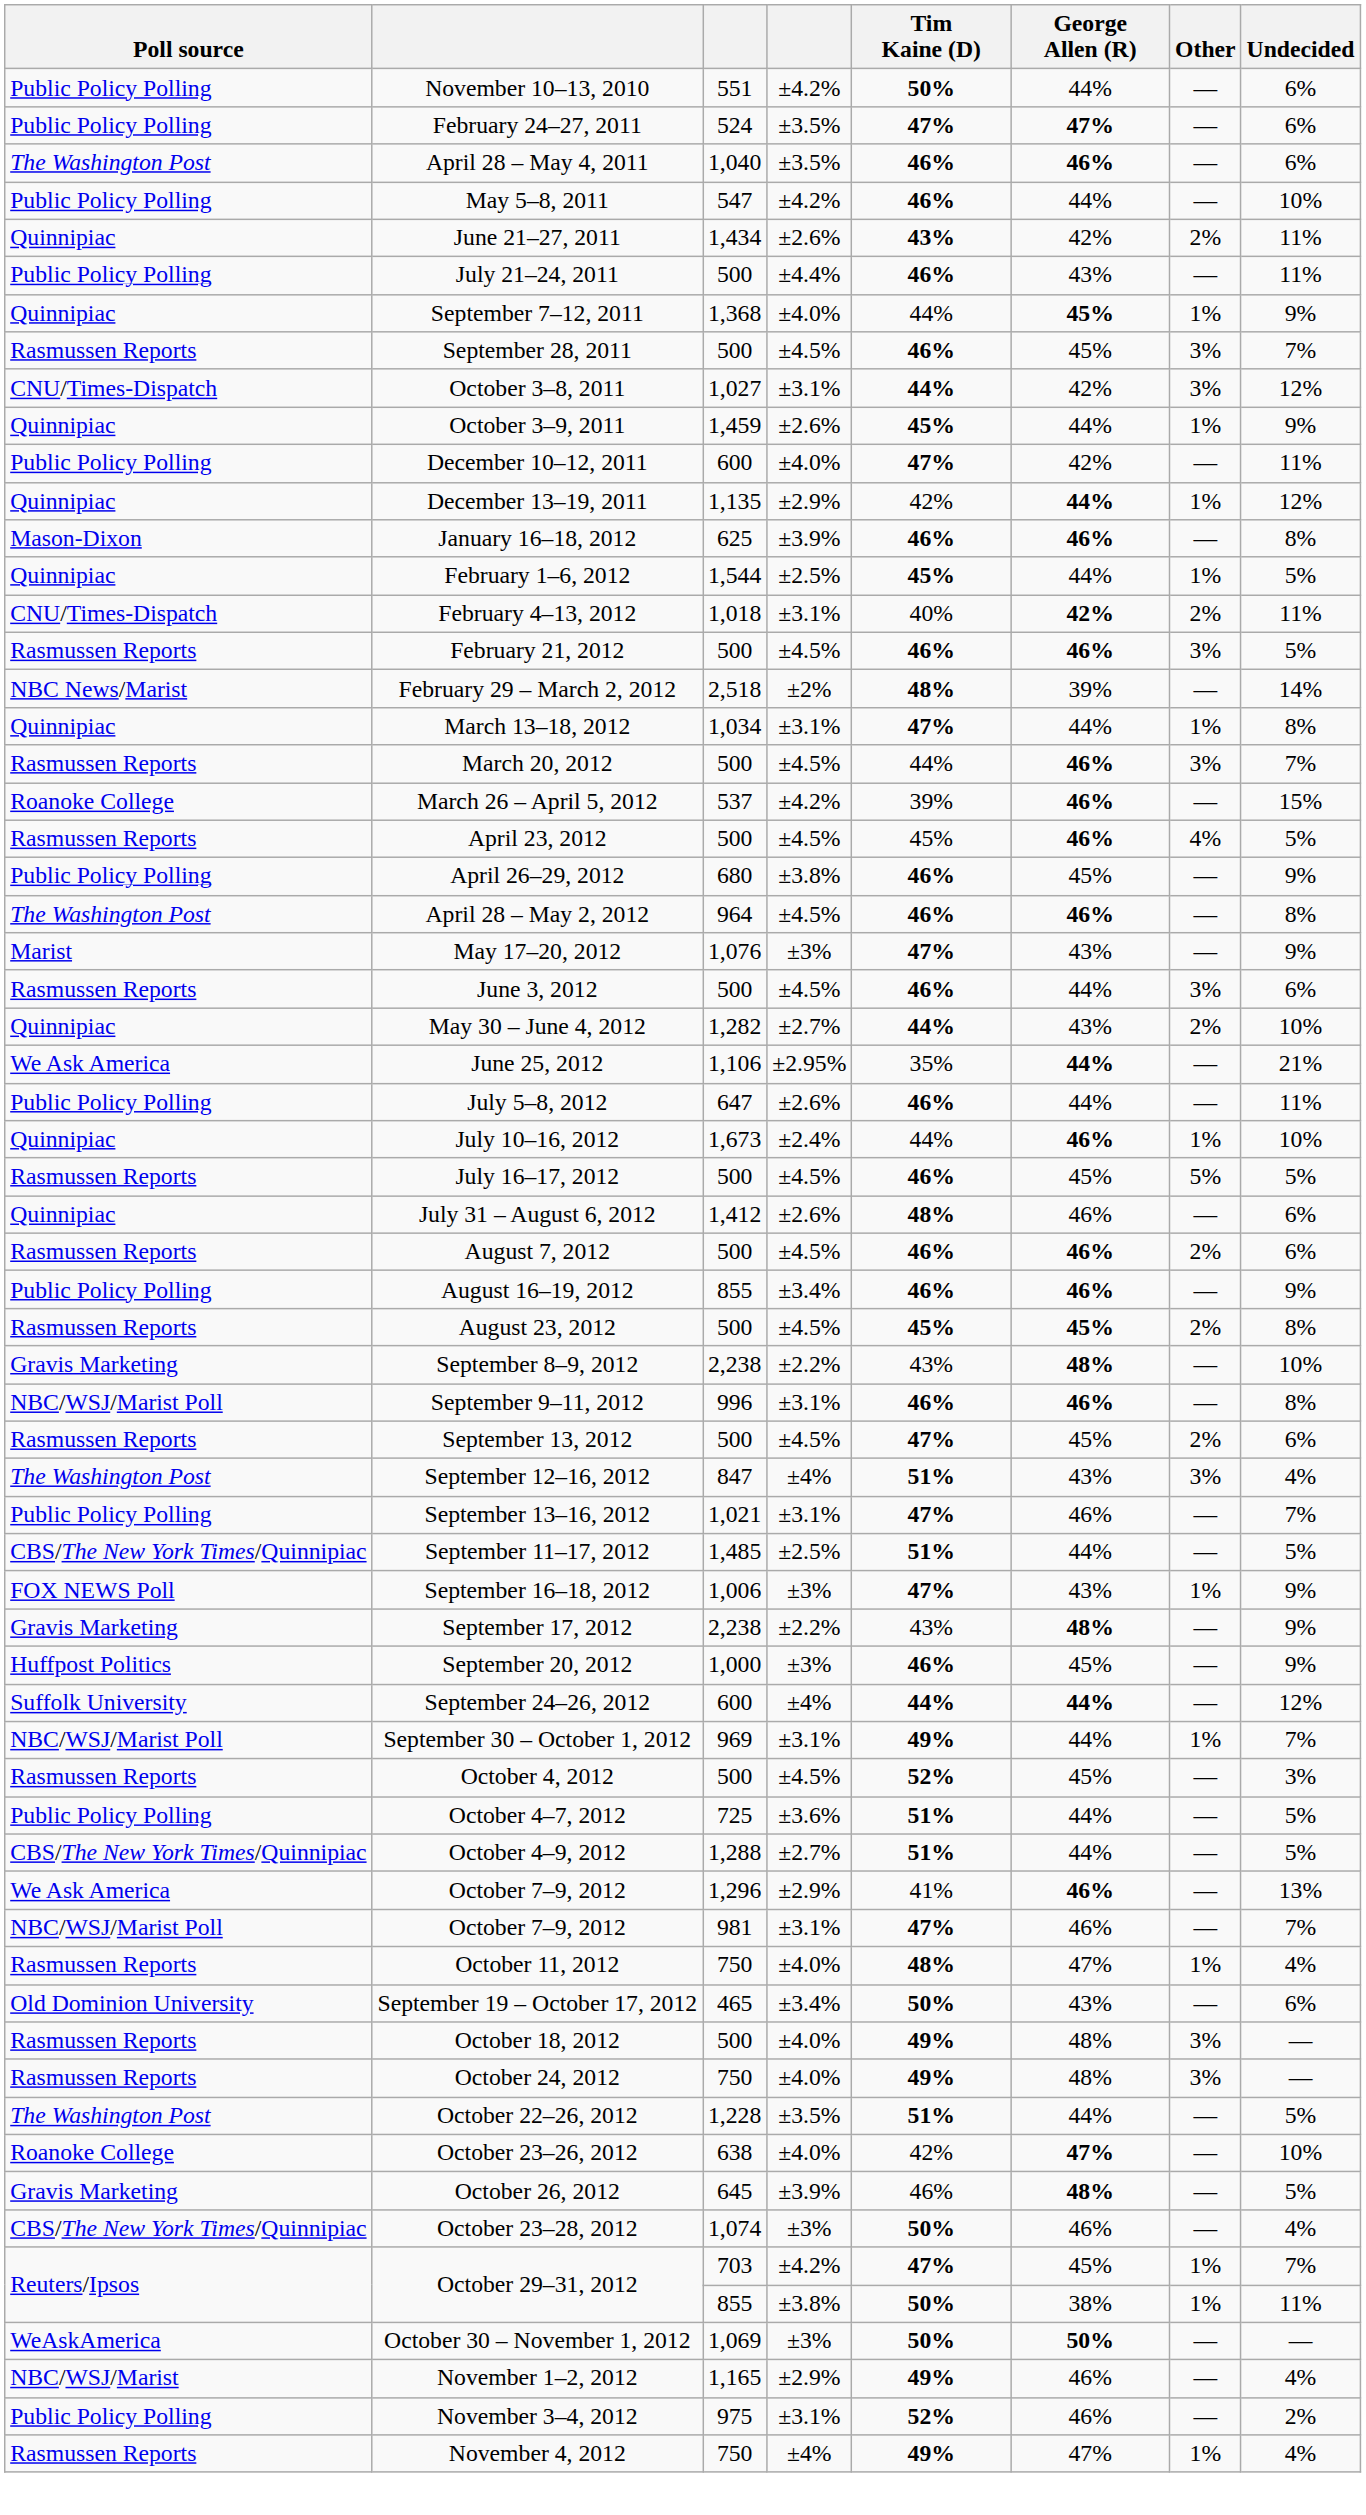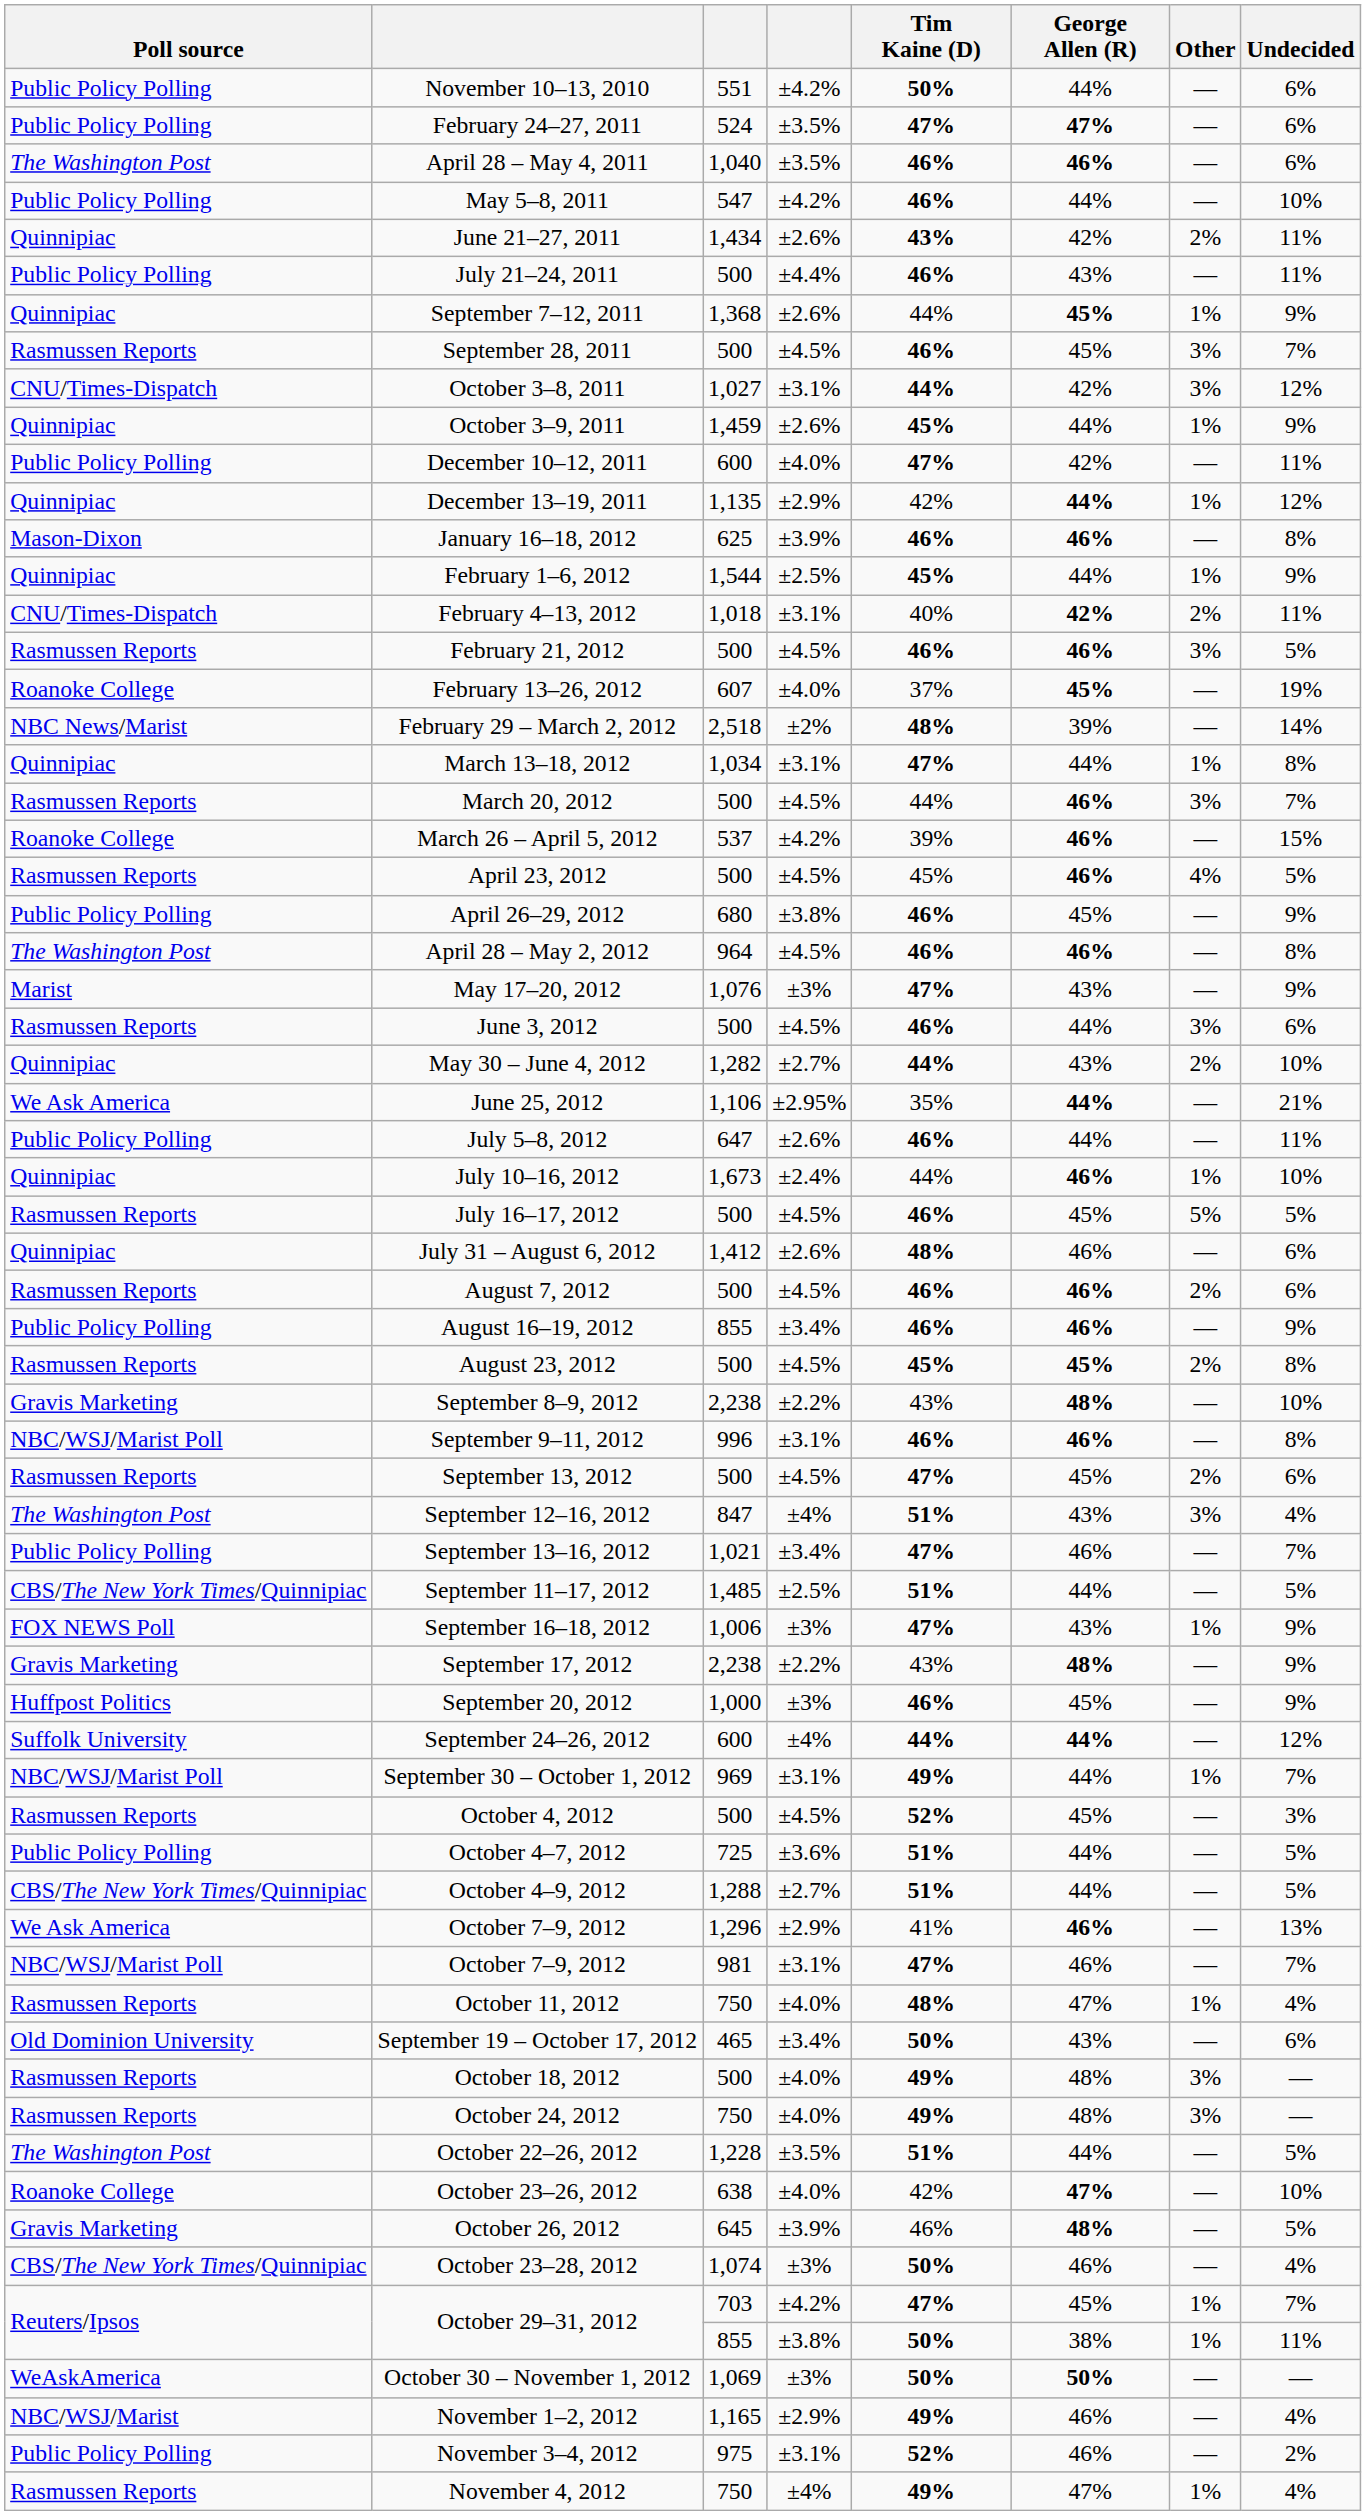(809, 312) ±4.0% -> (809, 312) ±2.6%
(1300, 575) 5% -> (1300, 575) 9%
+ row: (537, 688)
(809, 1514) ±3.1% -> (809, 1552) ±3.4%
